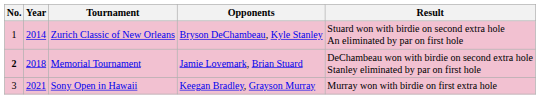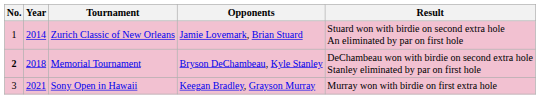(251, 35) Bryson DeChambeau, Kyle Stanley -> (241, 35) Jamie Lovemark, Brian Stuard
(241, 63) Jamie Lovemark, Brian Stuard -> (251, 63) Bryson DeChambeau, Kyle Stanley
